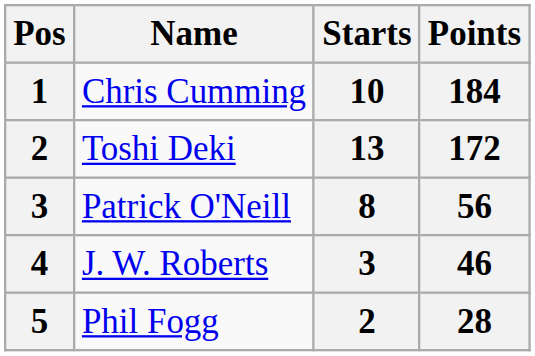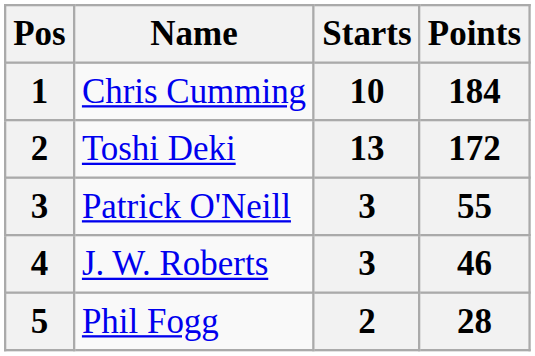(367, 206) 8 -> (367, 206) 3
(474, 206) 56 -> (474, 206) 55
